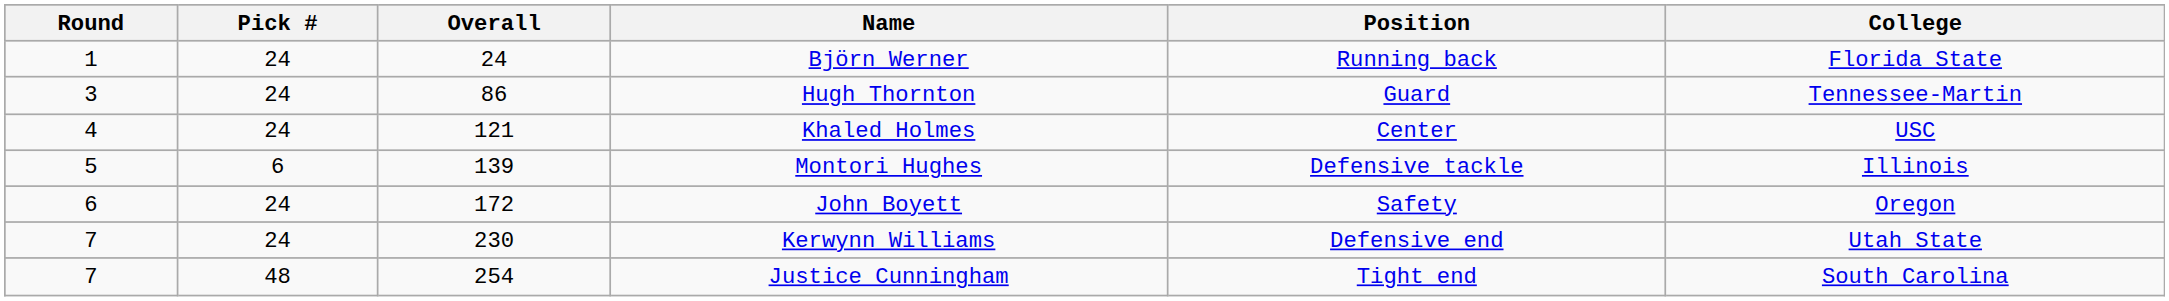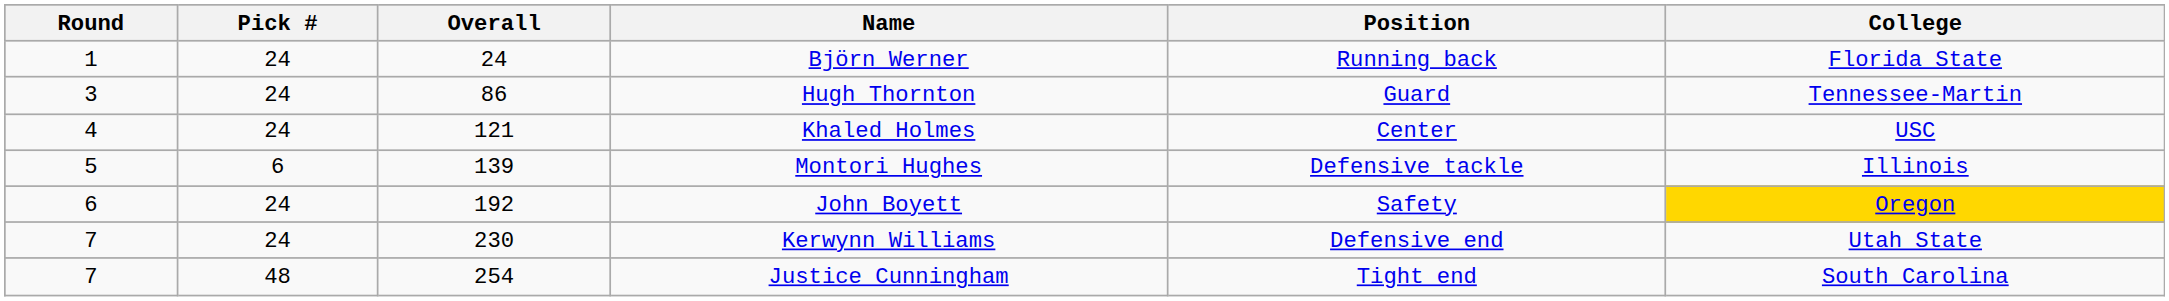(494, 204) 172 -> (494, 204) 192
(1915, 204) no background -> (1915, 204) gold background
